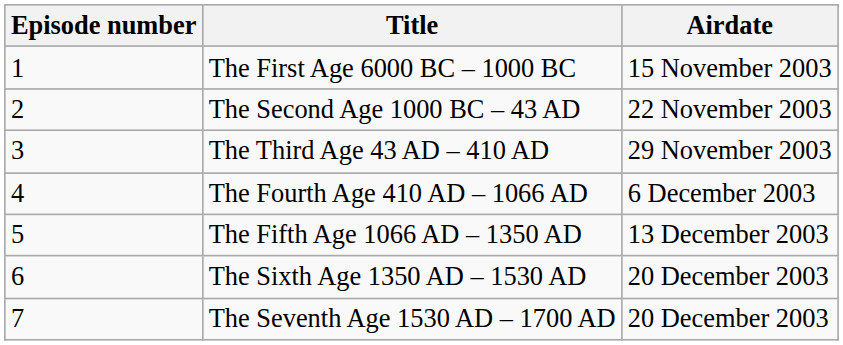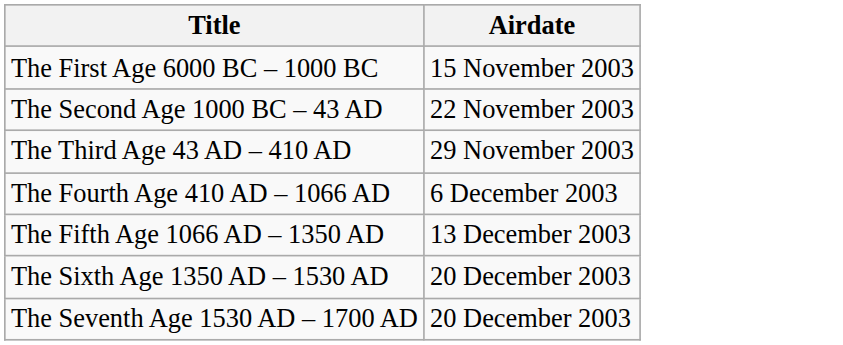- column: (104, 25)
